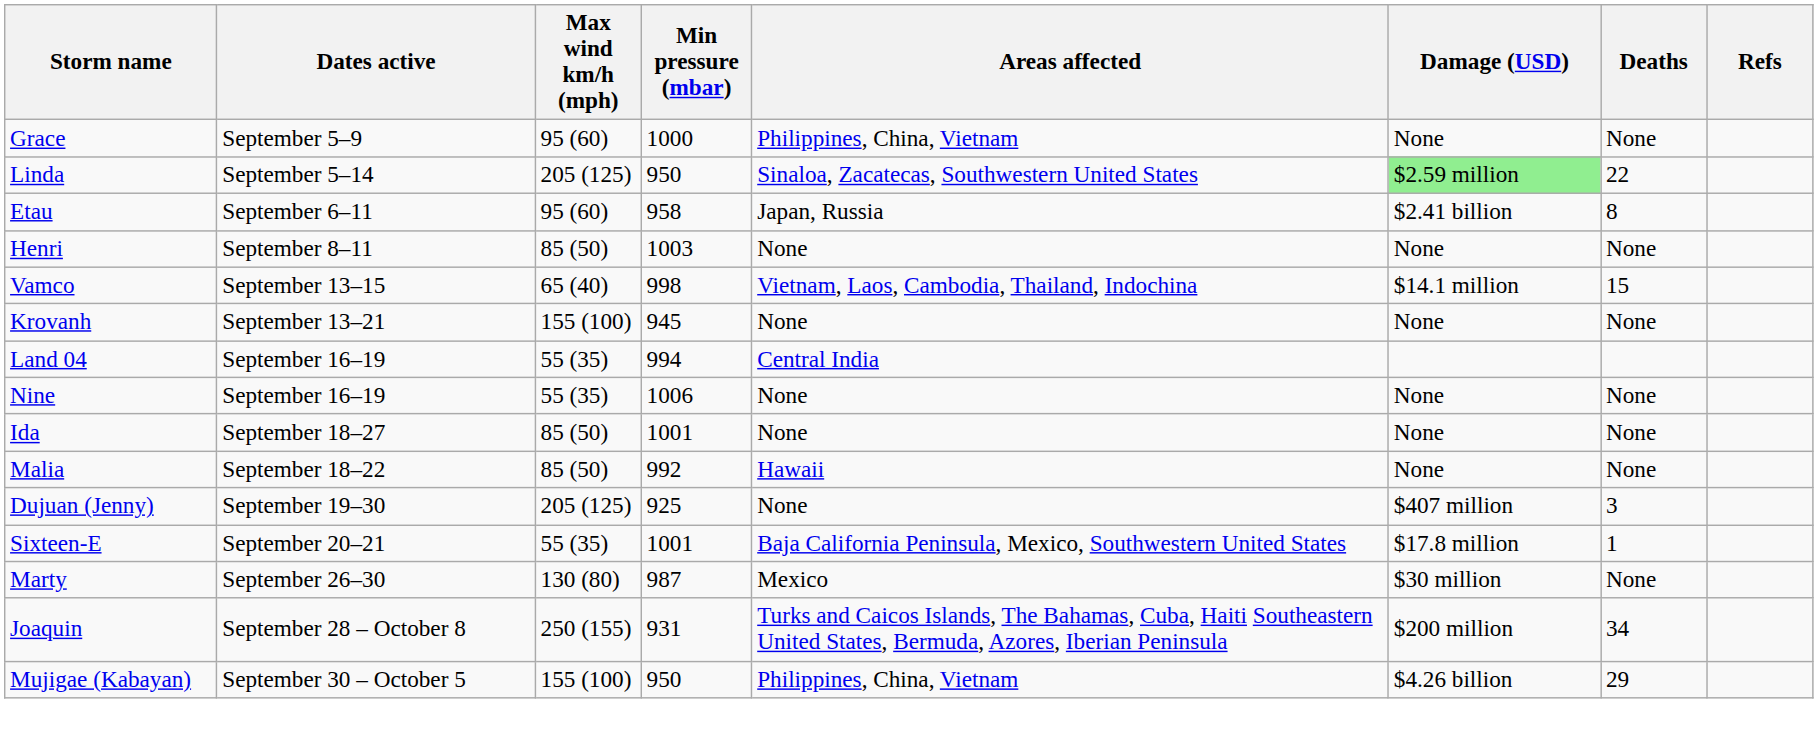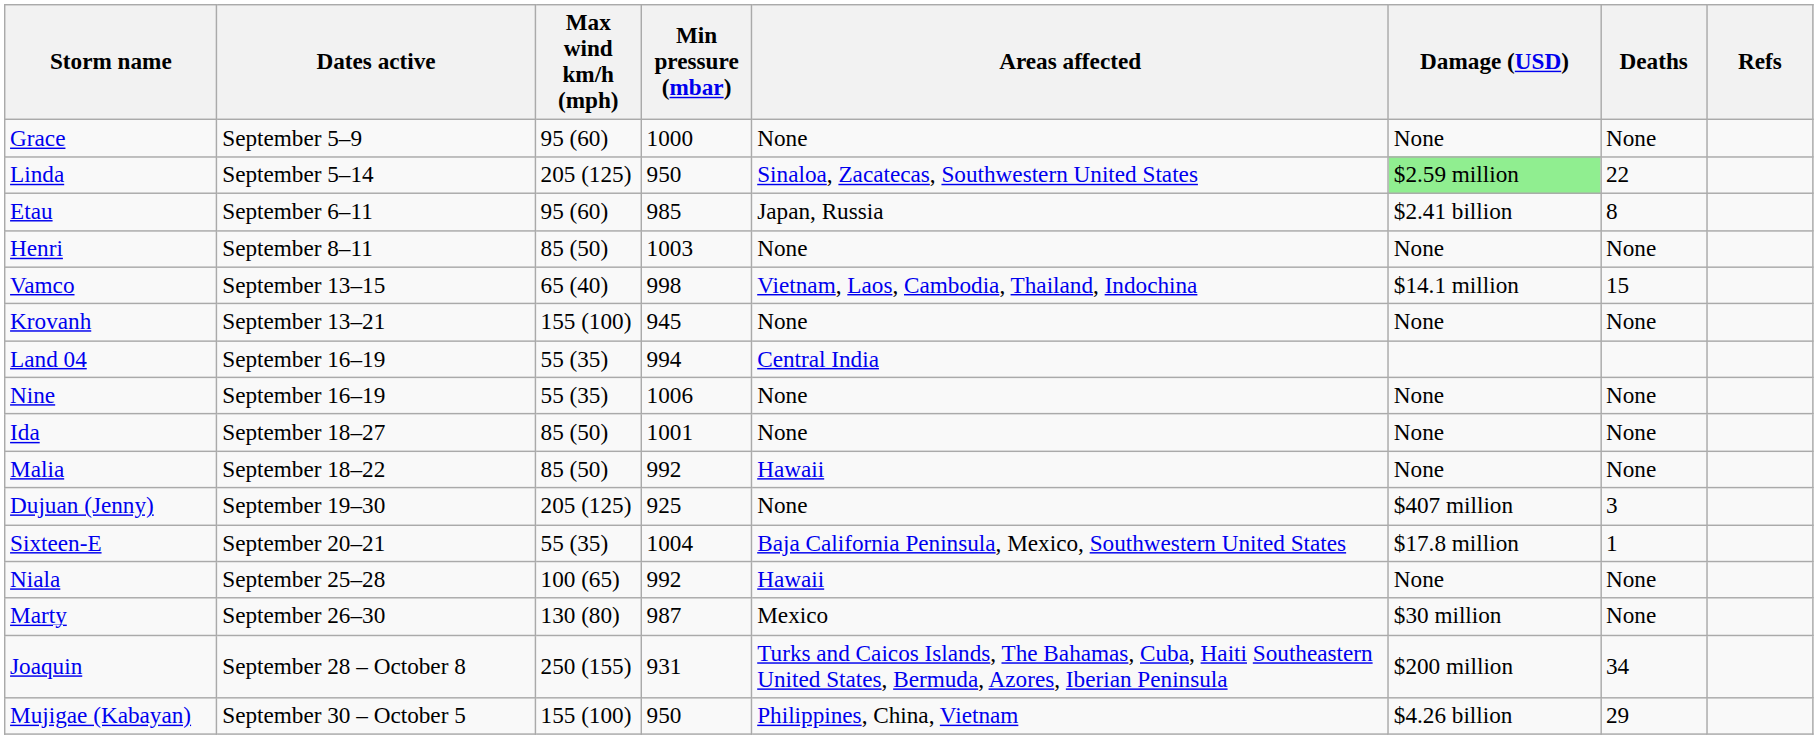(888, 137) Philippines, China, Vietnam -> (782, 137) None
(664, 211) 958 -> (664, 211) 985
(670, 542) 1001 -> (670, 542) 1004
+ row: (35, 579)
